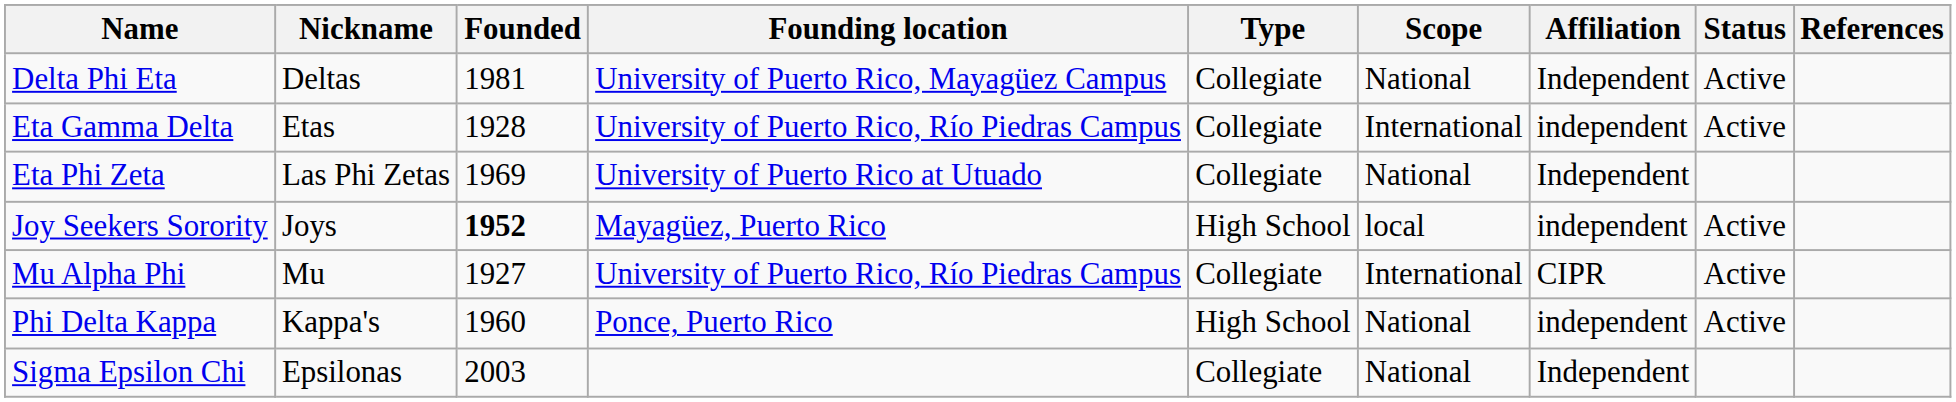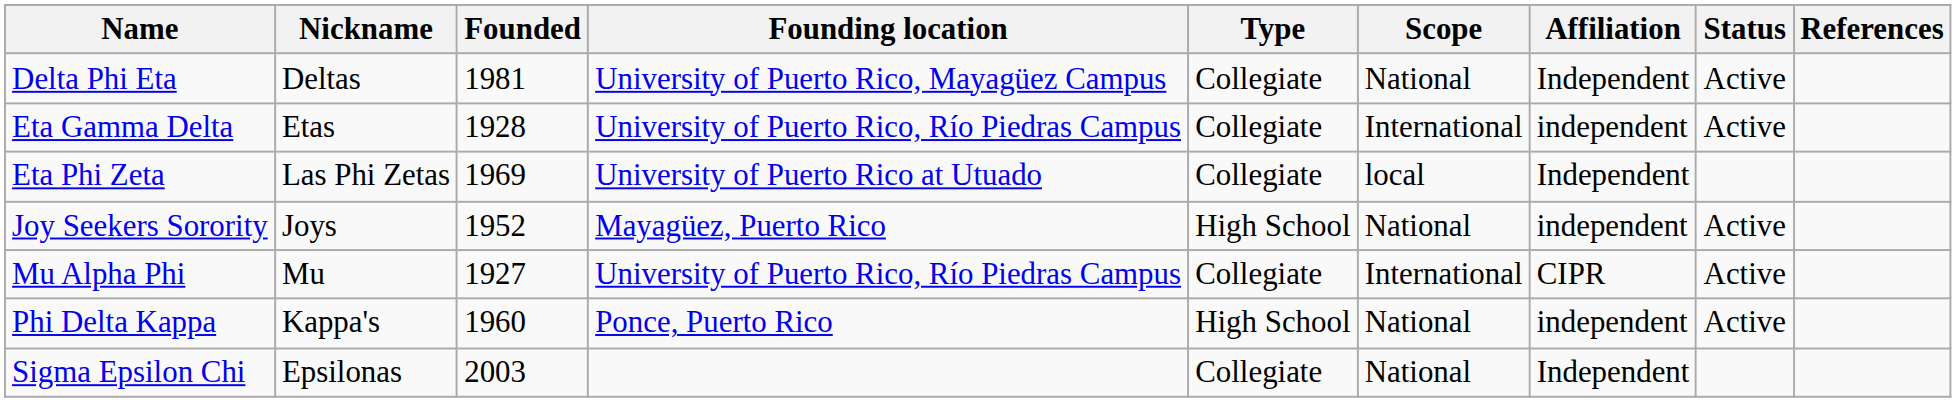(1418, 175) National -> (1395, 175) local
(495, 224) bold -> (495, 224) normal
(1395, 224) local -> (1418, 224) National
